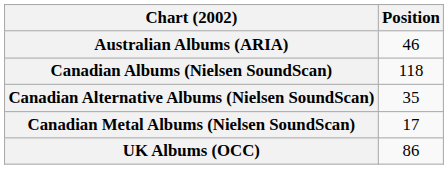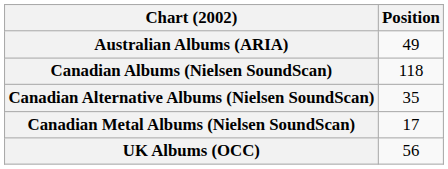(411, 44) 46 -> (411, 44) 49
(411, 151) 86 -> (411, 151) 56
